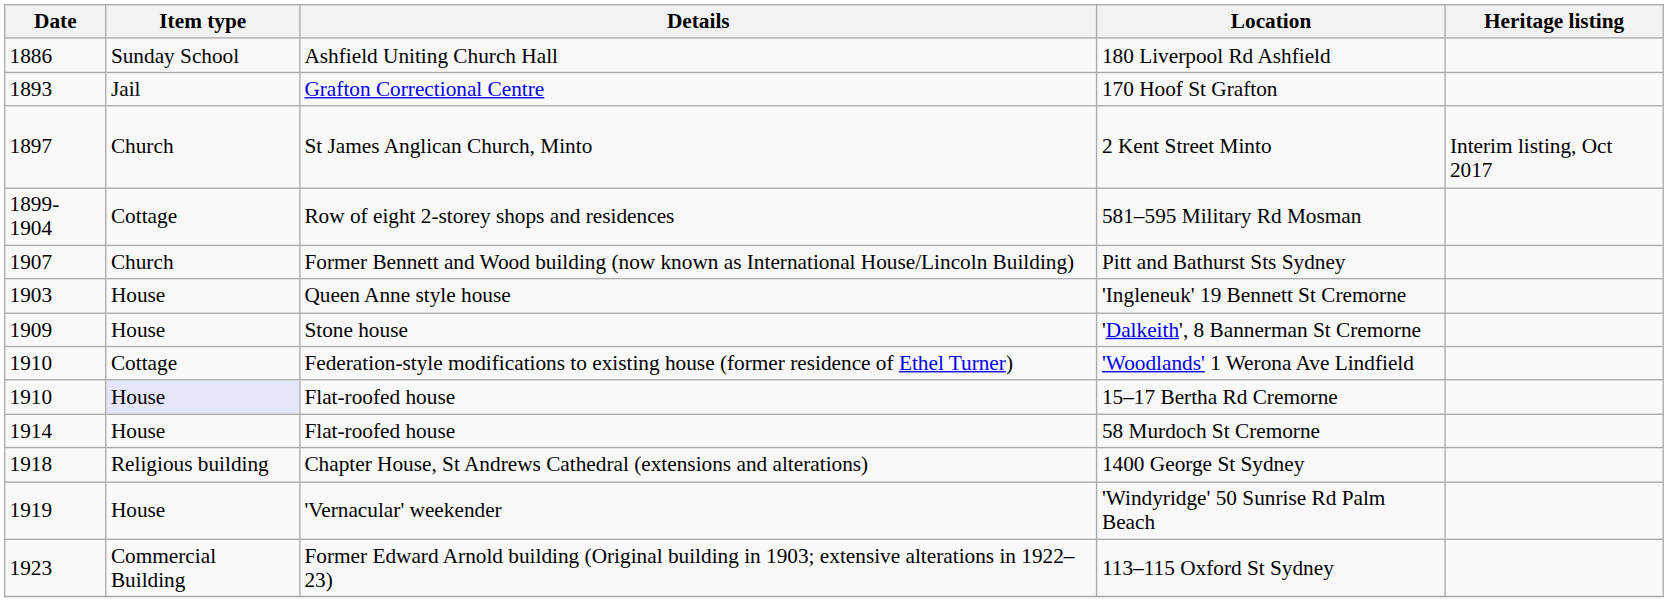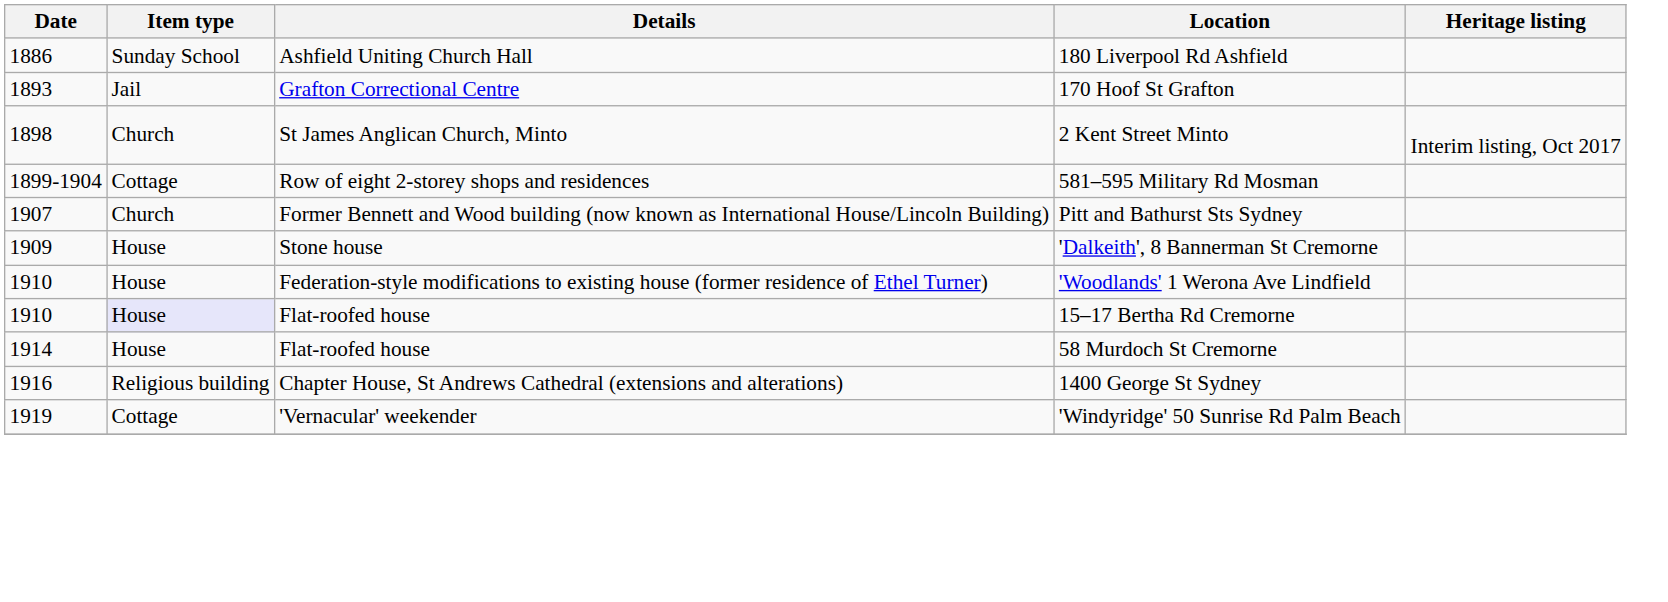(31, 146) 1897 -> (31, 134) 1898
- row: (1254, 295)
(144, 363) Cottage -> (139, 281) House
(31, 464) 1918 -> (31, 382) 1916
(138, 510) House -> (145, 416) Cottage
- row: (1218, 567)
